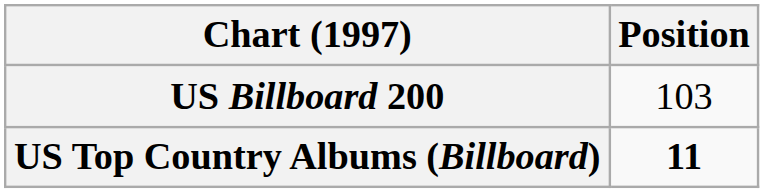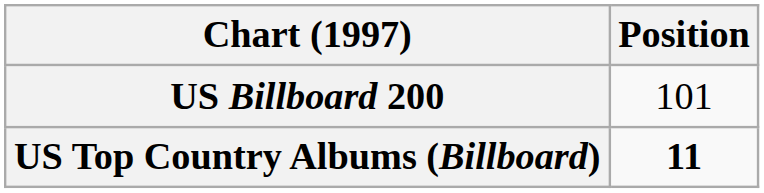(684, 95) 103 -> (684, 95) 101
